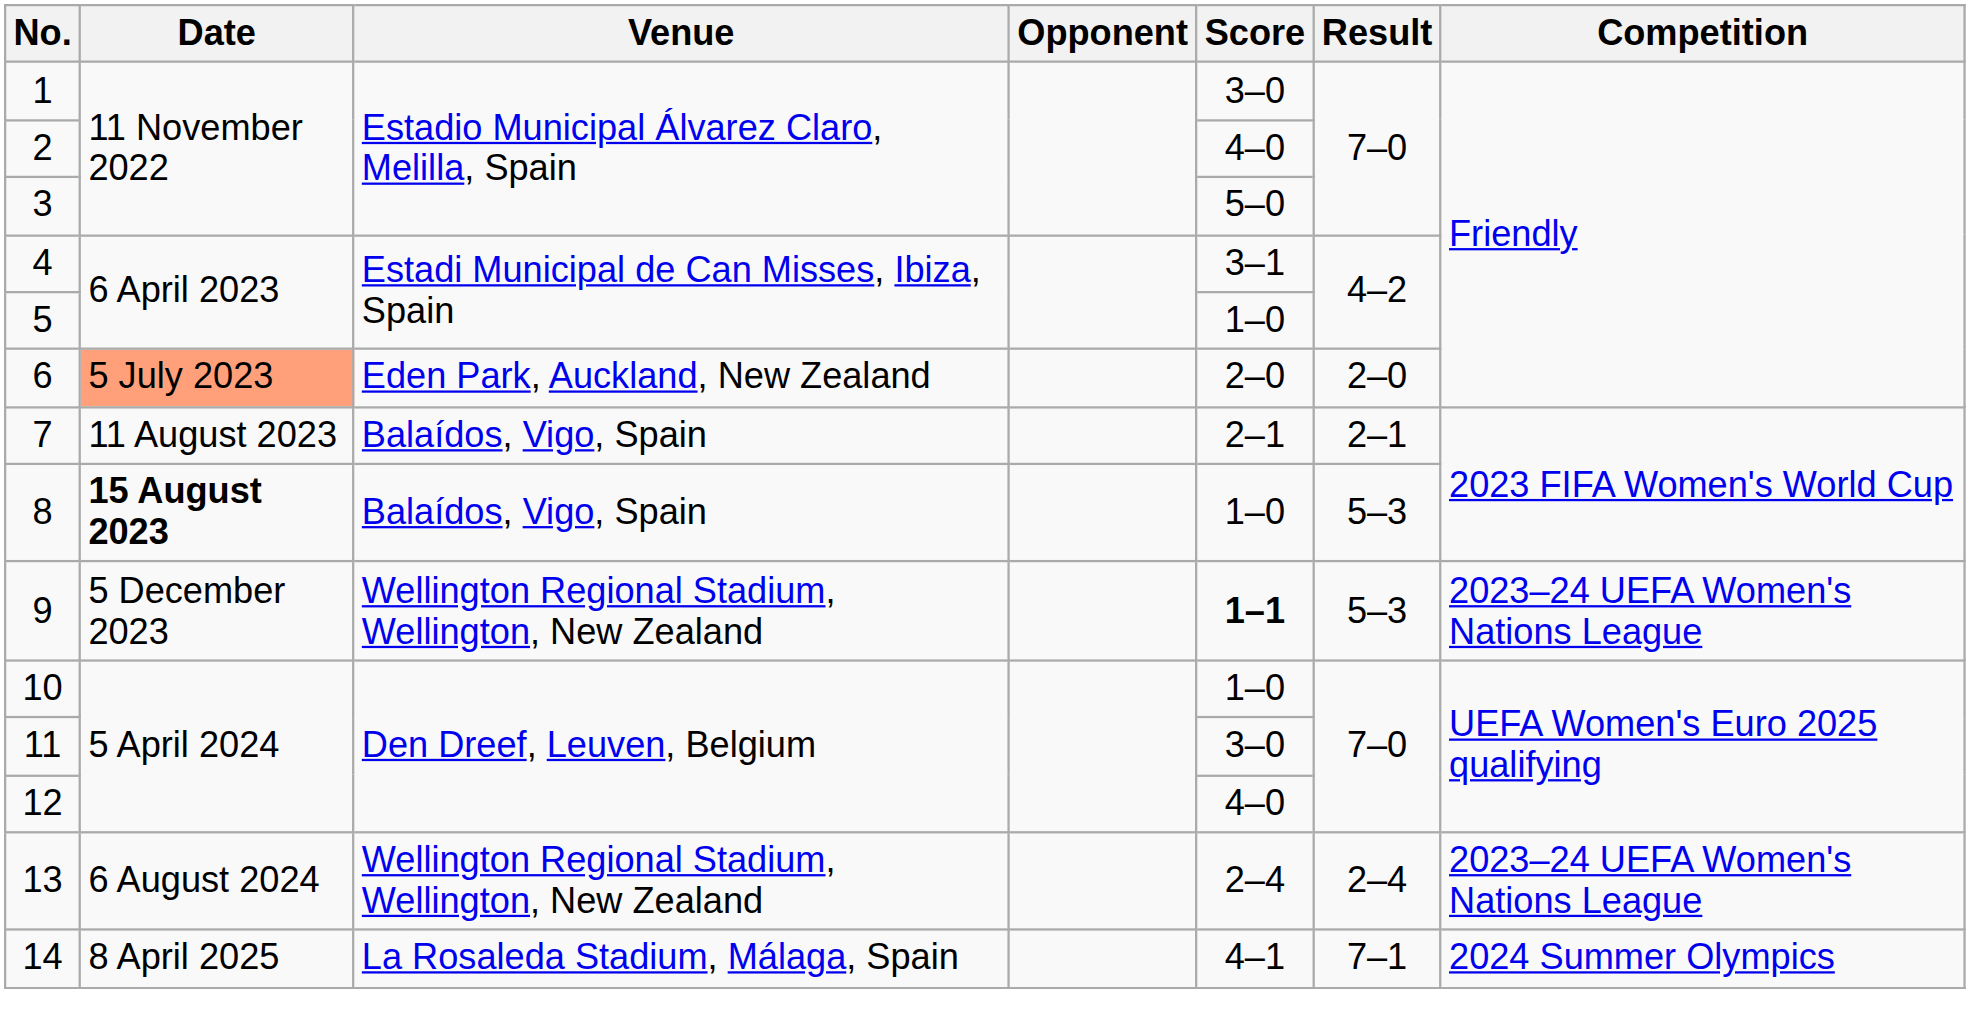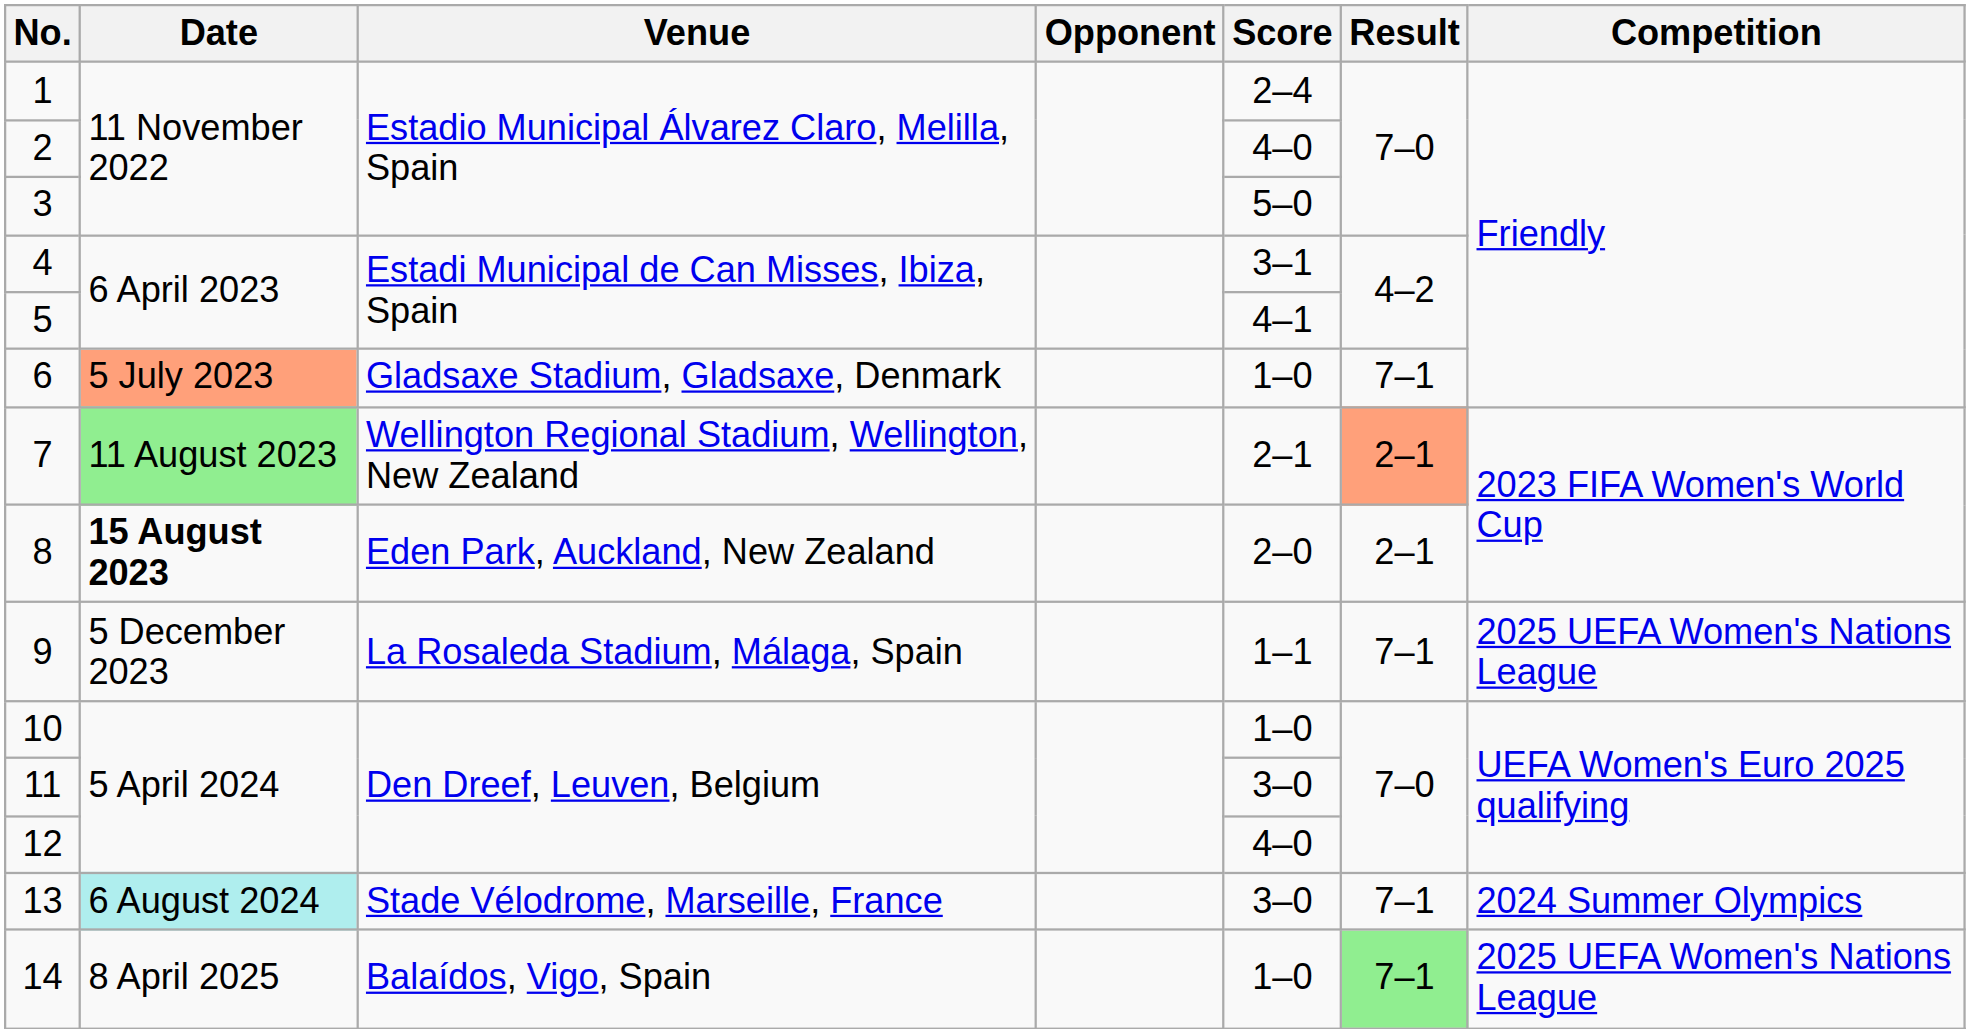(1255, 90) 3–0 -> (1282, 90) 2–4
(1255, 319) 1–0 -> (1282, 319) 4–1
(646, 377) Eden Park, Auckland, New Zealand -> (684, 377) Gladsaxe Stadium, Gladsaxe, Denmark
(1255, 377) 2–0 -> (1282, 377) 1–0
(1377, 377) 2–0 -> (1405, 377) 7–1
(213, 434) no background -> (213, 454) lightgreen background
(534, 434) Balaídos, Vigo, Spain -> (697, 454) Wellington Regional Stadium, Wellington, New Zealand
(1377, 434) no background -> (1405, 454) lightsalmon background
(534, 512) Balaídos, Vigo, Spain -> (650, 552) Eden Park, Auckland, New Zealand
(1255, 512) 1–0 -> (1282, 552) 2–0
(1377, 512) 5–3 -> (1405, 552) 2–1
(599, 610) Wellington Regional Stadium, Wellington, New Zealand -> (664, 651) La Rosaleda Stadium, Málaga, Spain
(1255, 610) bold -> (1282, 651) normal
(1377, 610) 5–3 -> (1405, 651) 7–1
(1650, 610) 2023–24 UEFA Women's Nations League -> (1714, 651) 2025 UEFA Women's Nations League
(204, 880) no background -> (204, 900) paleturquoise background
(599, 880) Wellington Regional Stadium, Wellington, New Zealand -> (654, 900) Stade Vélodrome, Marseille, France
(1255, 880) 2–4 -> (1282, 900) 3–0
(1377, 880) 2–4 -> (1405, 900) 7–1
(1650, 880) 2023–24 UEFA Women's Nations League -> (1669, 900) 2024 Summer Olympics
(660, 958) La Rosaleda Stadium, Málaga, Spain -> (539, 978) Balaídos, Vigo, Spain
(1255, 958) 4–1 -> (1282, 978) 1–0
(1377, 958) no background -> (1405, 978) lightgreen background
(1642, 958) 2024 Summer Olympics -> (1714, 978) 2025 UEFA Women's Nations League
